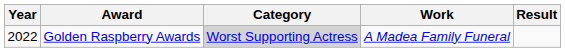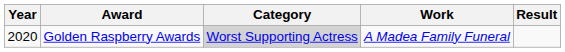(22, 36) 2022 -> (22, 36) 2020
